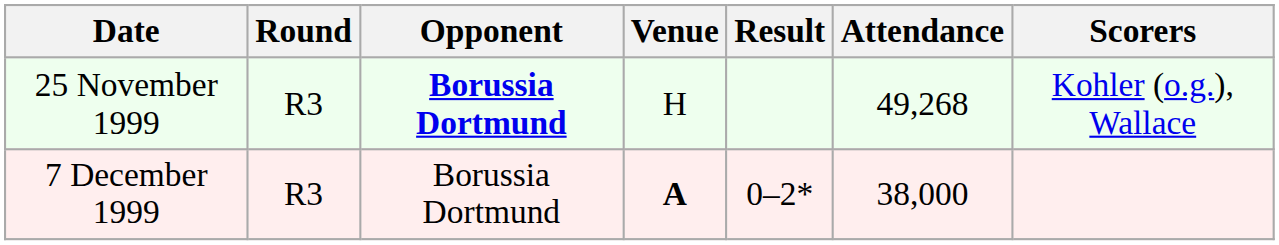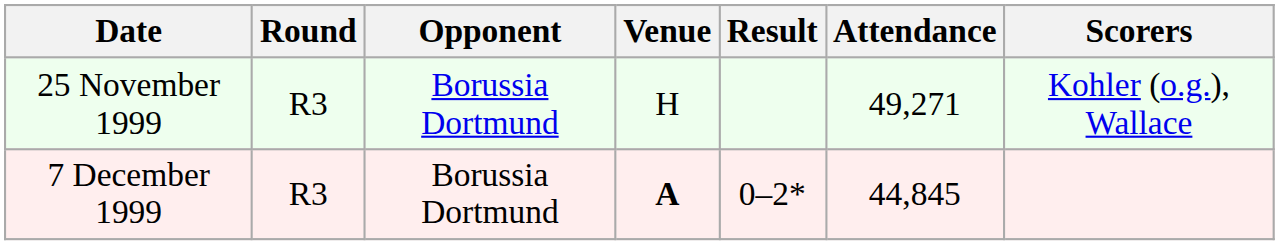(491, 102) bold -> (490, 102) normal
(922, 102) 49,268 -> (915, 102) 49,271
(922, 193) 38,000 -> (915, 193) 44,845
